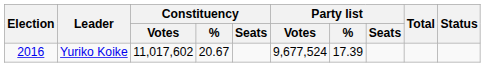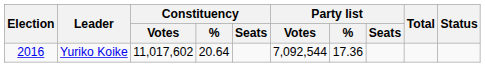(214, 52) 20.67 -> (214, 52) 20.64
(300, 52) 9,677,524 -> (300, 52) 7,092,544
(348, 52) 17.39 -> (348, 52) 17.36
